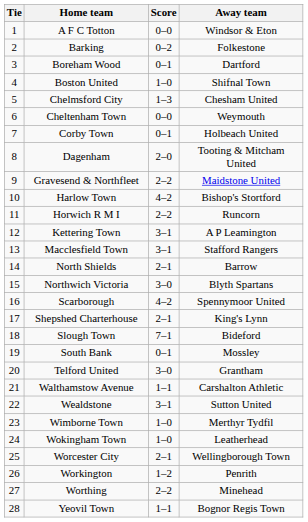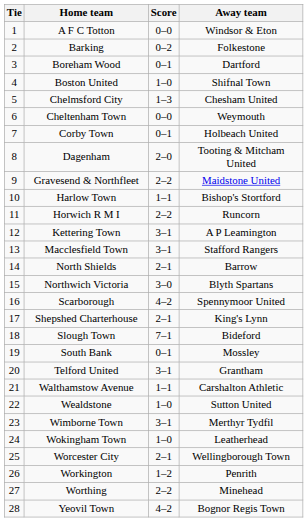(164, 197) 4–2 -> (164, 197) 1–1
(164, 370) 3–0 -> (164, 370) 3–1
(164, 404) 3–1 -> (164, 404) 1–0
(164, 422) 1–0 -> (164, 422) 3–1
(164, 508) 1–1 -> (164, 508) 4–2
